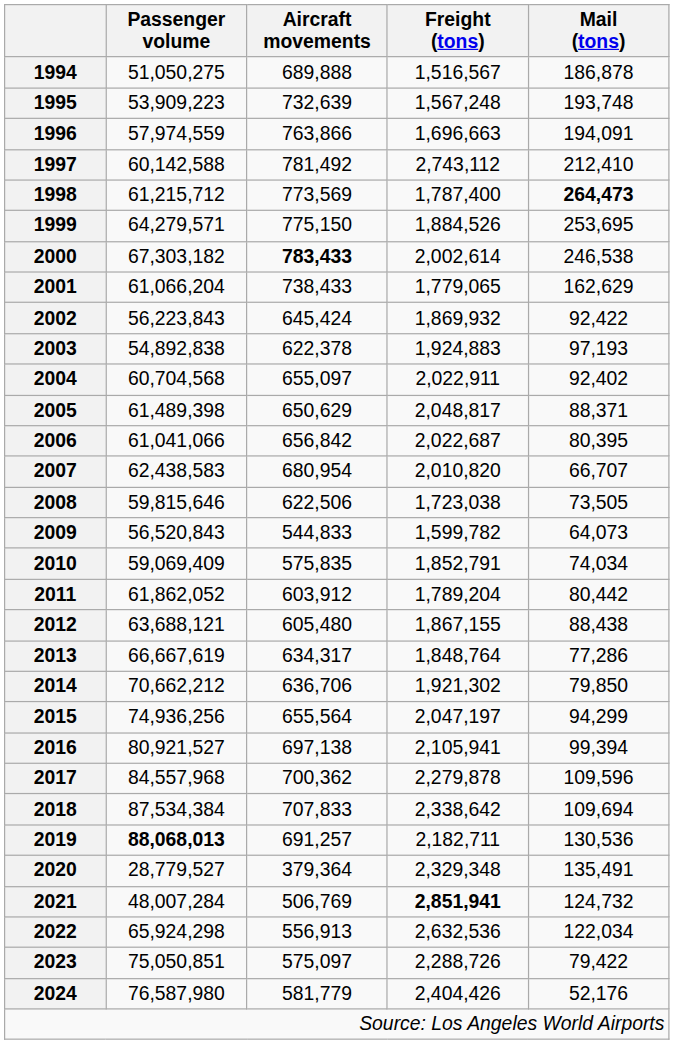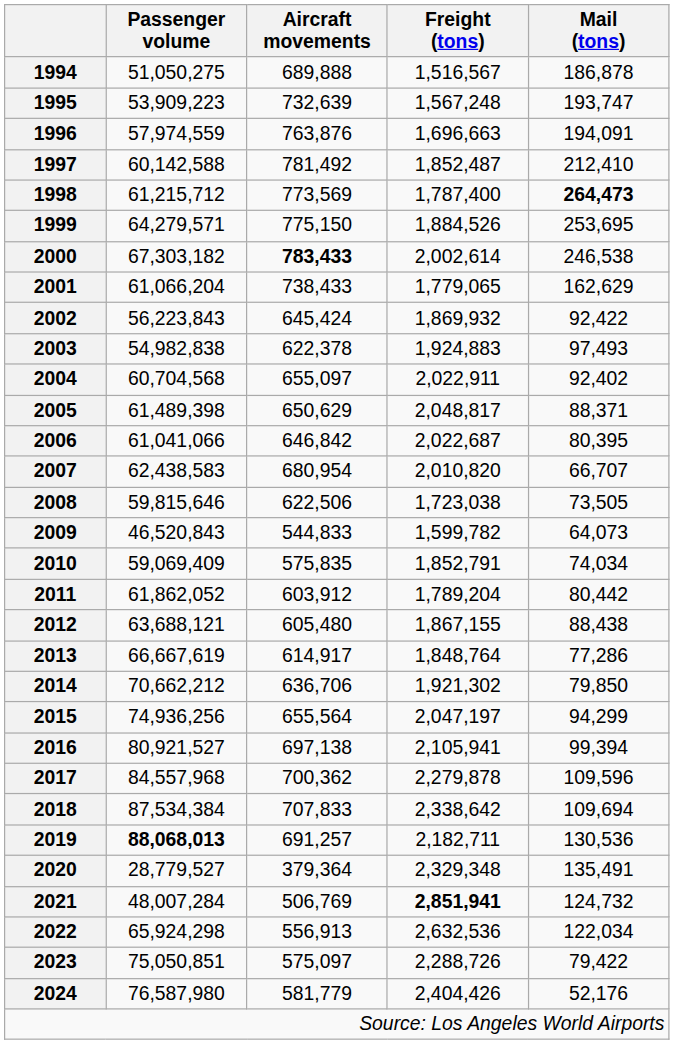(599, 103) 193,748 -> (599, 103) 193,747
(317, 133) 763,866 -> (317, 133) 763,876
(458, 164) 2,743,112 -> (458, 164) 1,852,487
(176, 348) 54,892,838 -> (176, 348) 54,982,838
(599, 348) 97,193 -> (599, 348) 97,493
(317, 440) 656,842 -> (317, 440) 646,842
(176, 532) 56,520,843 -> (176, 532) 46,520,843
(317, 655) 634,317 -> (317, 655) 614,917
